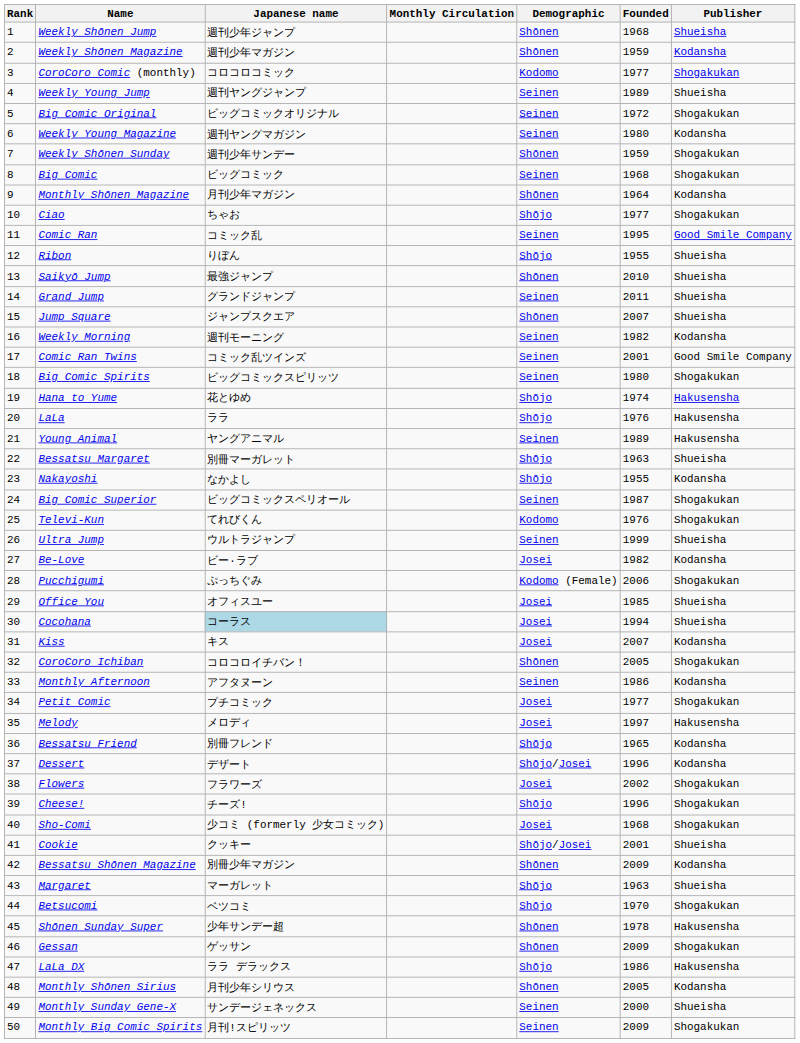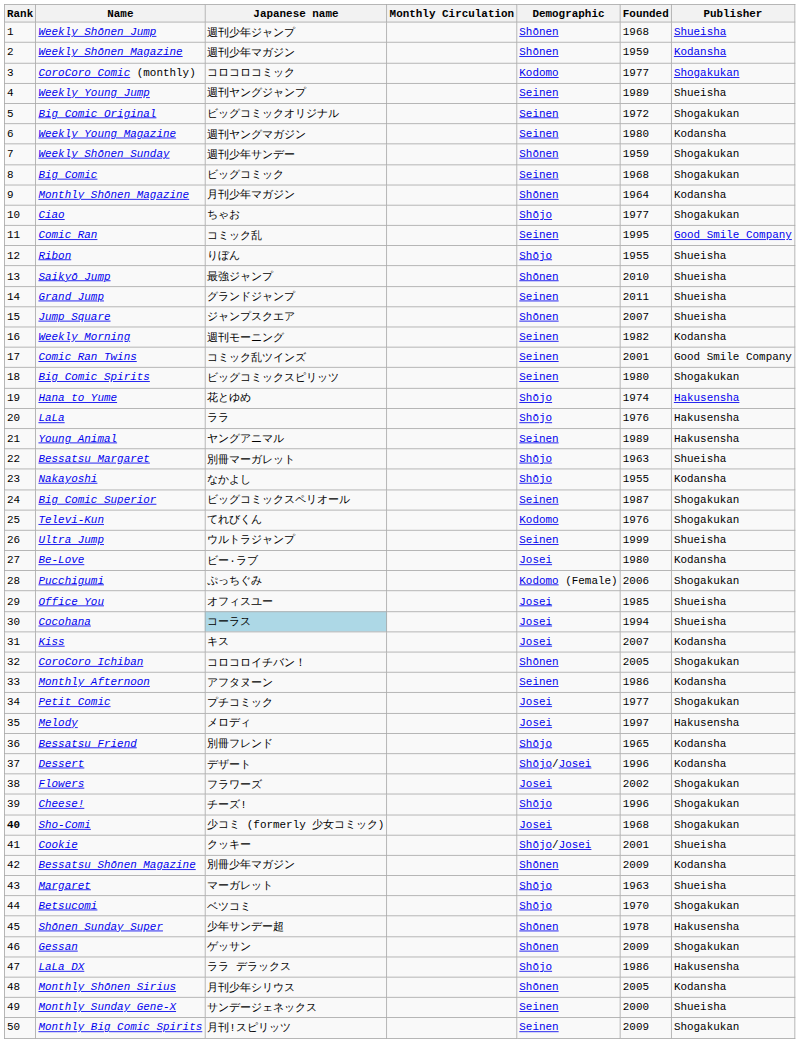(636, 561) 1982 -> (636, 561) 1980
(14, 825) normal -> (14, 825) bold
